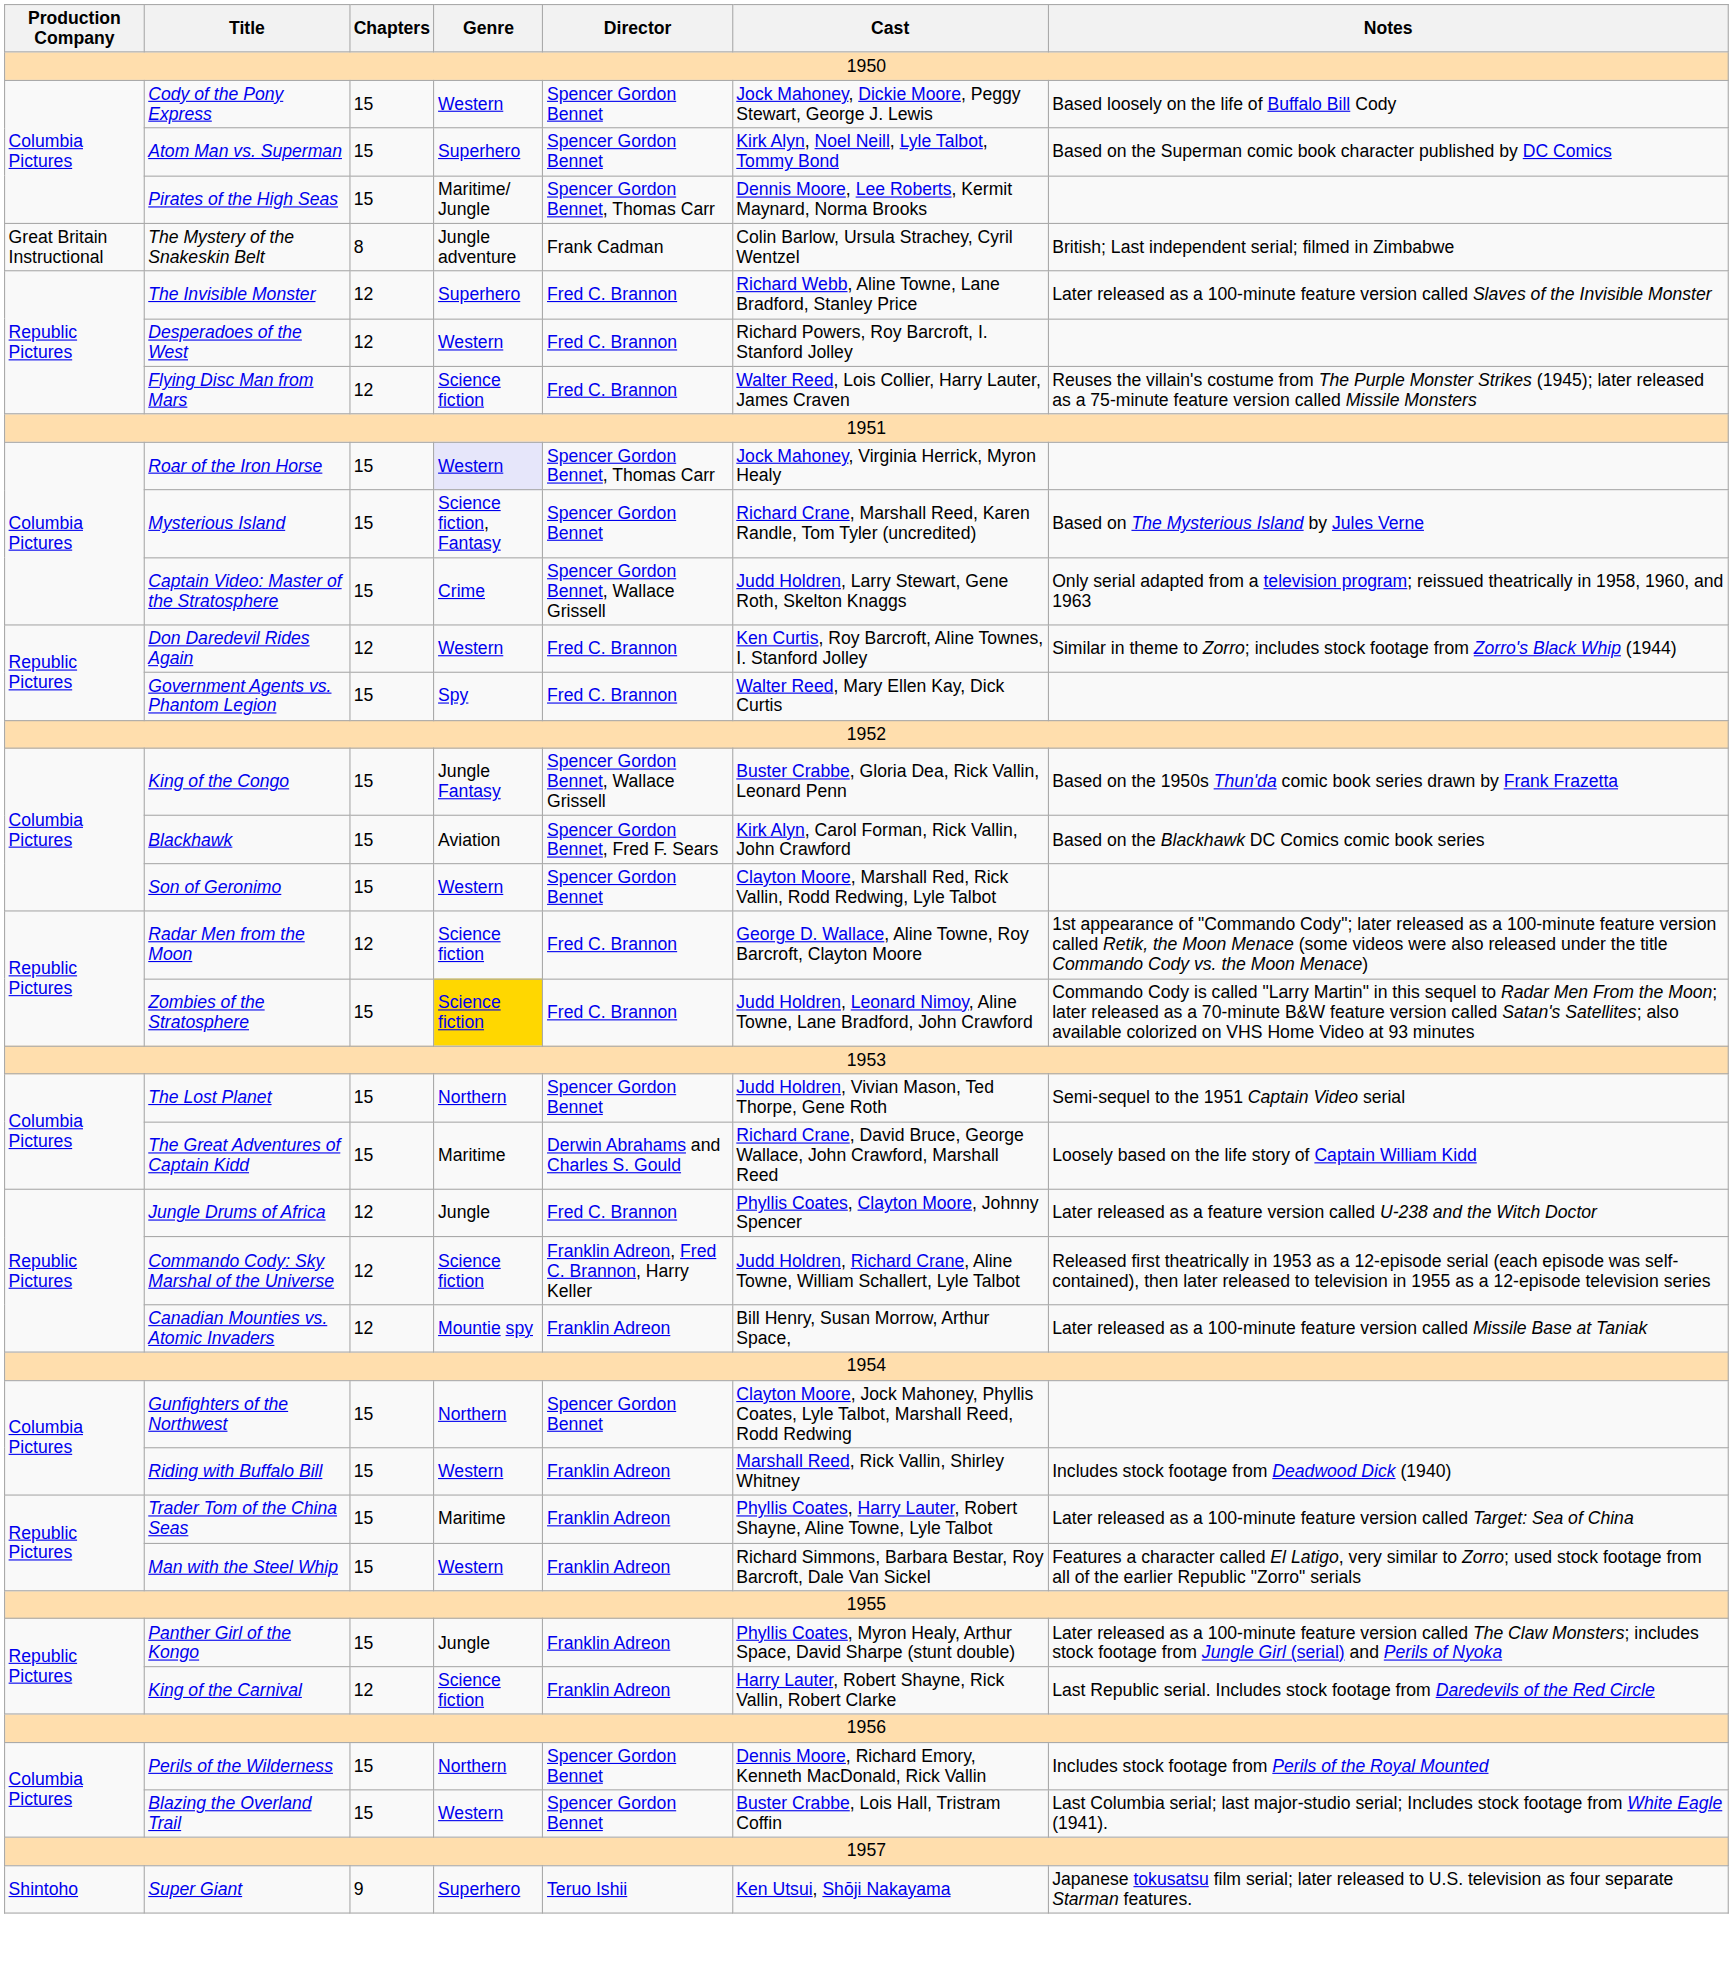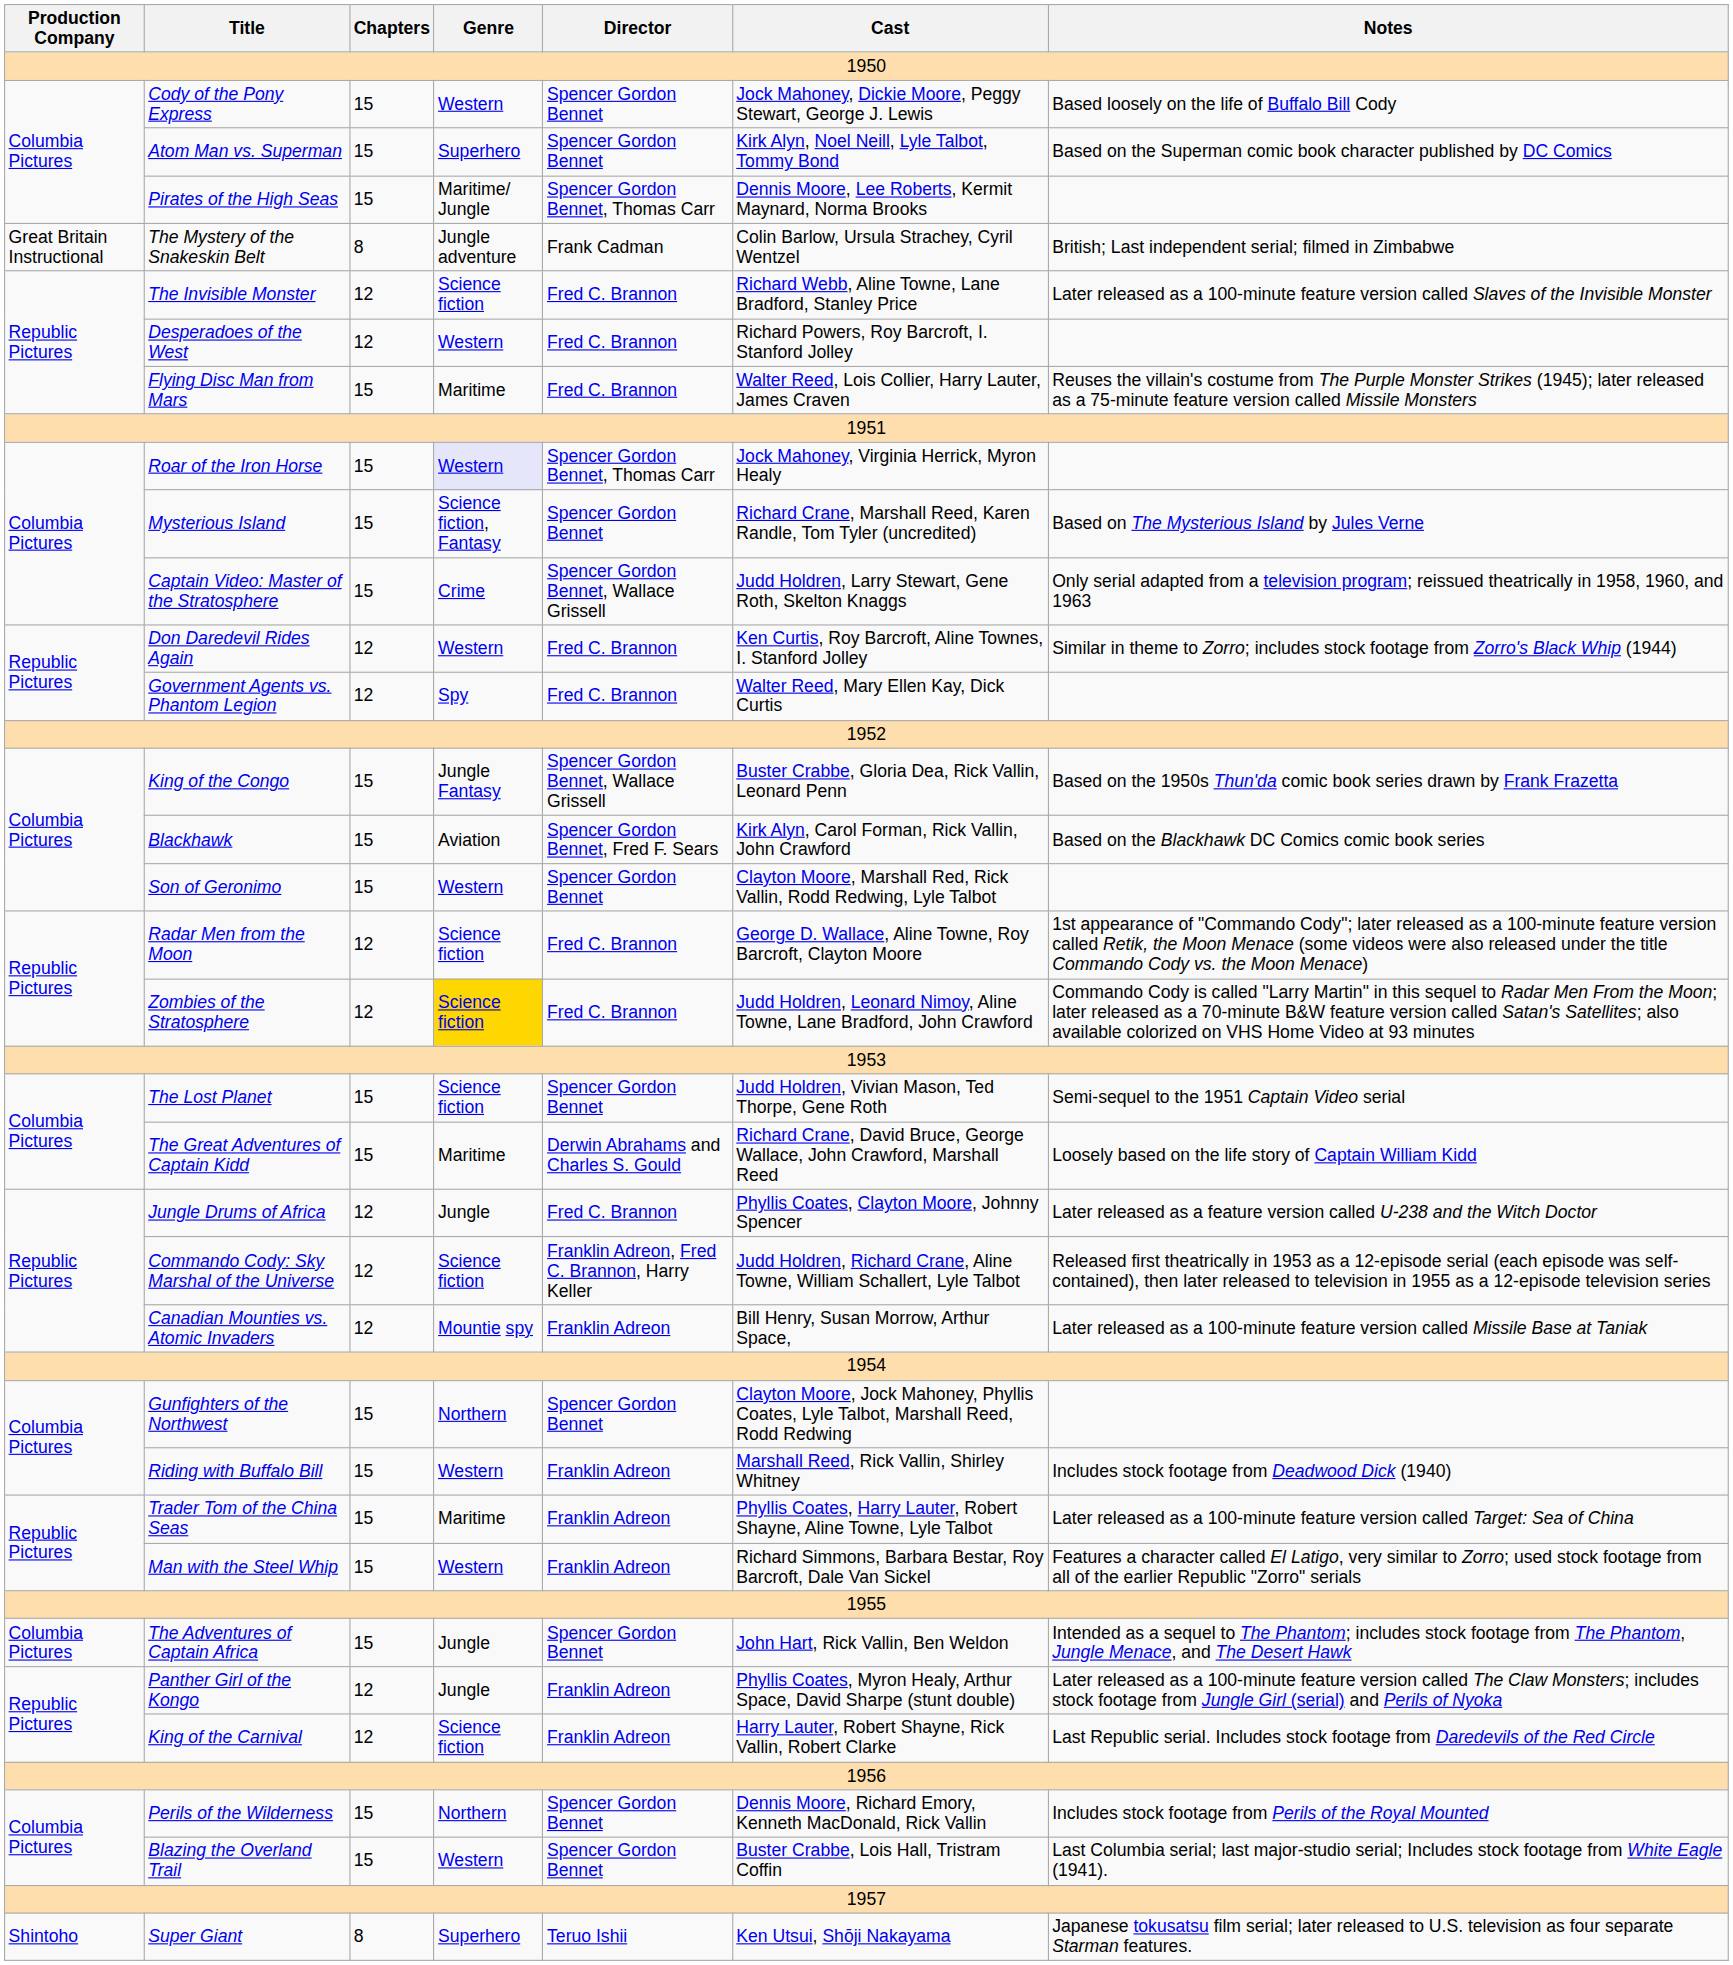(479, 294) Superhero -> (469, 294) Science fiction
(363, 390) 12 -> (363, 390) 15
(469, 390) Science fiction -> (472, 390) Maritime
(363, 696) 15 -> (363, 696) 12
(363, 1012) 15 -> (363, 1012) 12
(472, 1097) Northern -> (469, 1097) Science fiction
+ row: (220, 1642)
(363, 1642) 15 -> (363, 1690) 12
(359, 1889) 9 -> (359, 1936) 8
